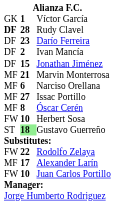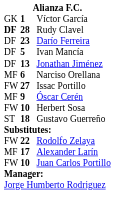(23, 52) 2 -> (23, 52) 5
(25, 63) 15 -> (25, 63) 13
- row: (73, 74)
(11, 96) MF -> (11, 85) FW
(23, 107) 8 -> (23, 96) 9
(25, 129) lightgreen background -> (25, 118) no background
